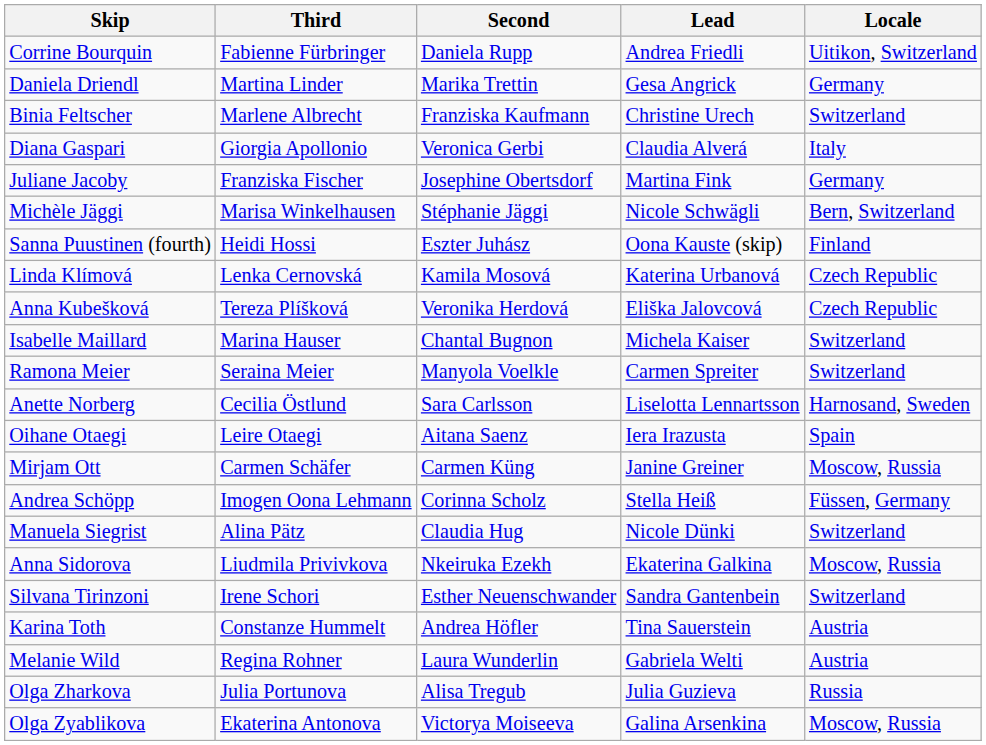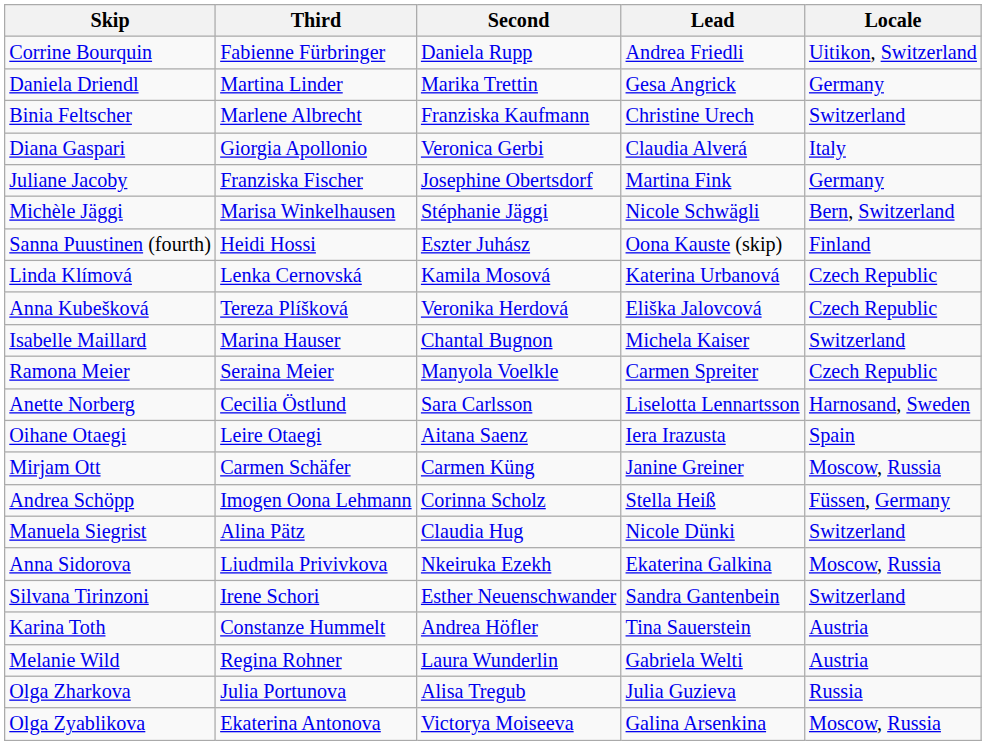(857, 372) Switzerland -> (873, 372) Czech Republic
